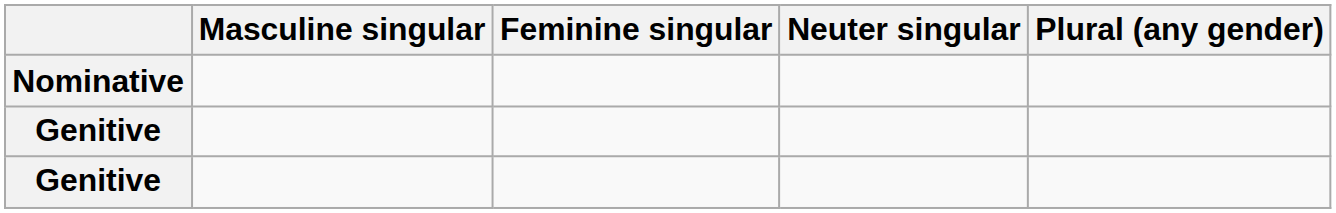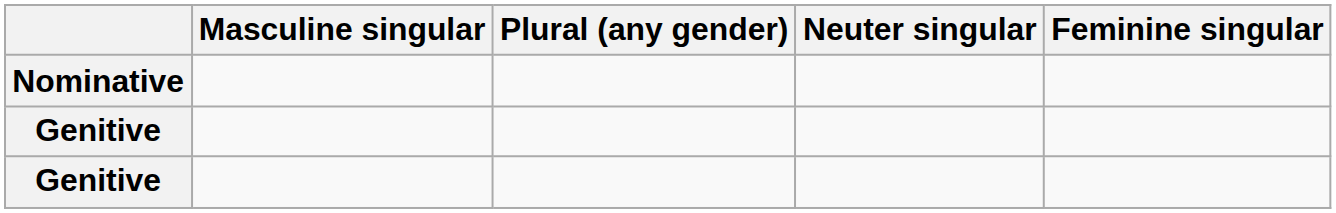columns swapped: (636, 29) <-> (1180, 29)
